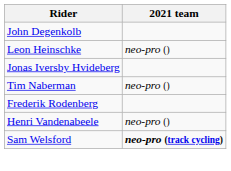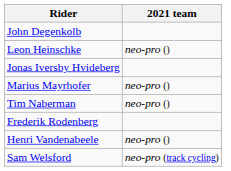+ row: (49, 85)
(174, 139) bold -> (172, 157) normal
